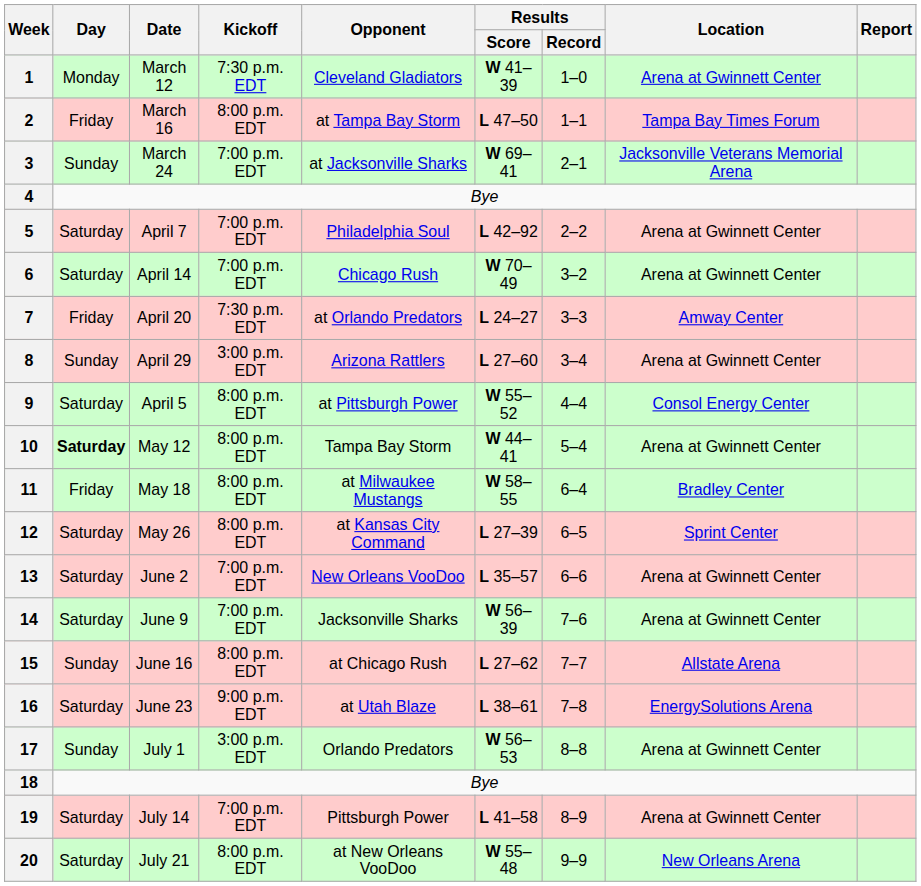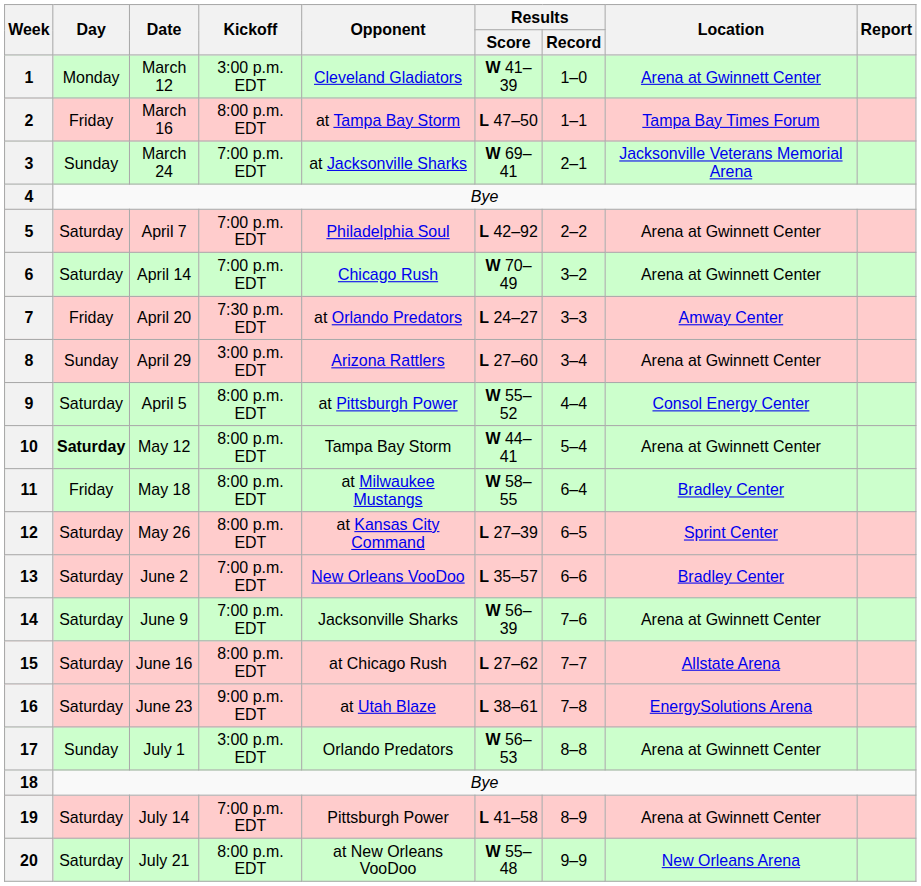(250, 77) 7:30 p.m. EDT -> (250, 77) 3:00 p.m. EDT
(731, 576) Arena at Gwinnett Center -> (731, 576) Bradley Center
(91, 663) Sunday -> (91, 663) Saturday
